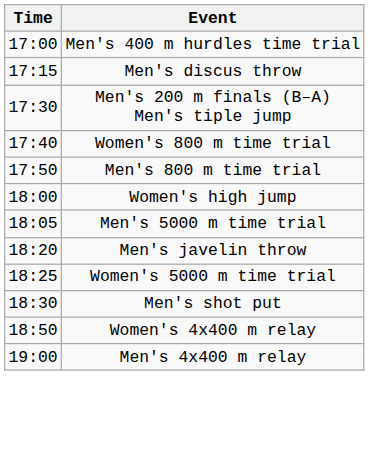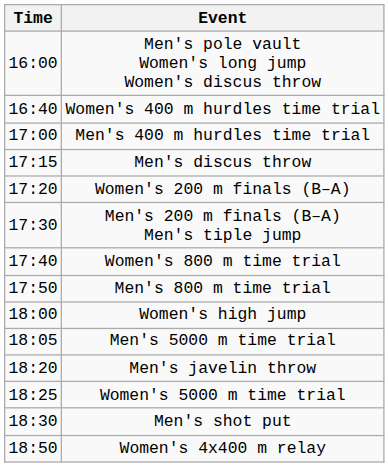+ row: (223, 64)
+ row: (223, 109)
+ row: (223, 189)
- row: (213, 357)
